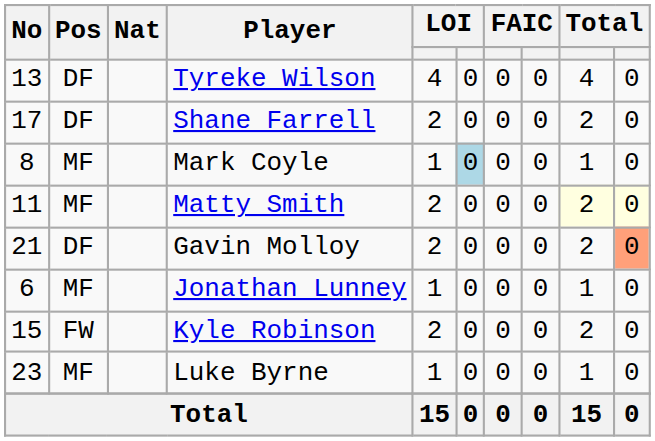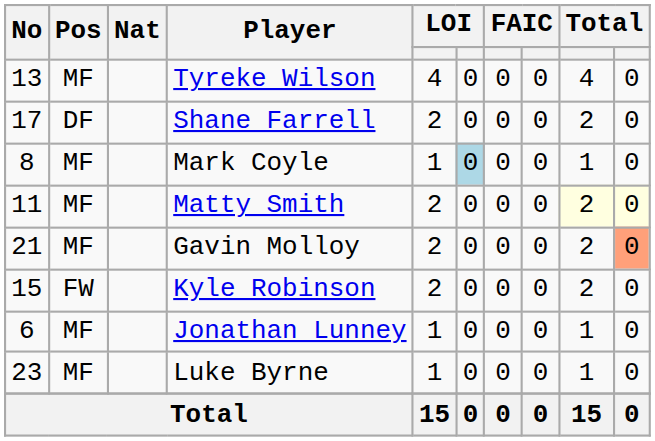(78, 81) DF -> (78, 81) MF
(78, 248) DF -> (78, 248) MF
rows swapped: (274, 332) <-> (290, 290)
